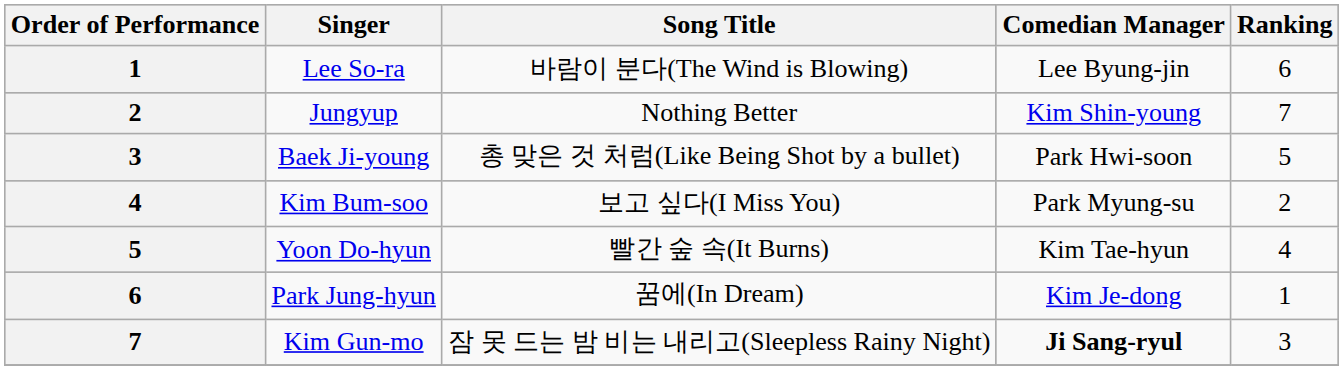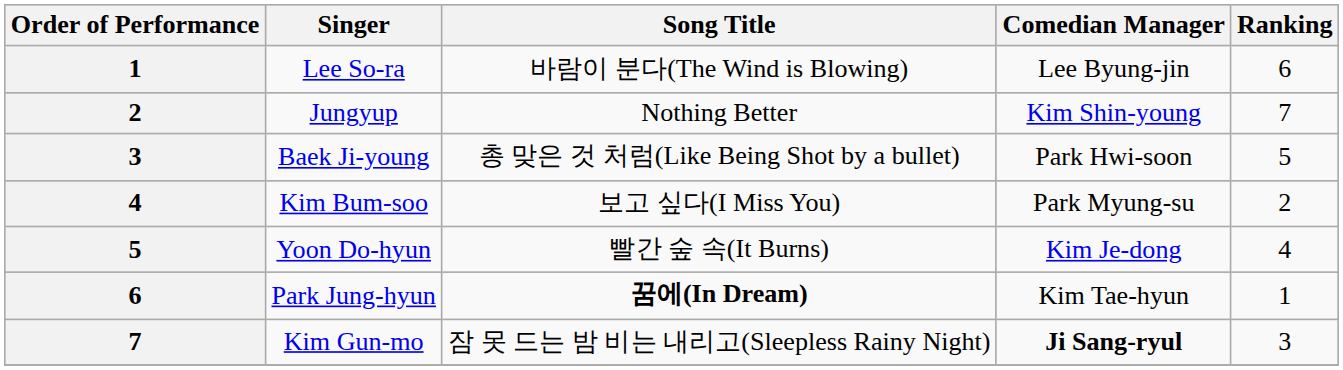(1114, 249) Kim Tae-hyun -> (1114, 249) Kim Je-dong
(719, 294) normal -> (719, 294) bold
(1114, 295) Kim Je-dong -> (1114, 295) Kim Tae-hyun
